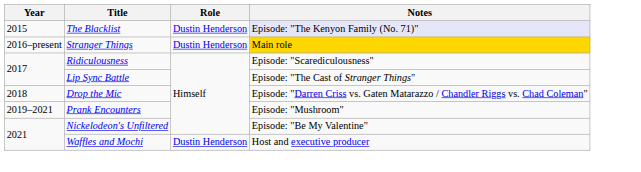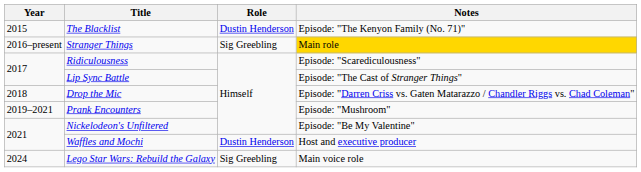(335, 28) lavender background -> (382, 28) no background
(210, 45) Dustin Henderson -> (248, 45) Sig Greebling
+ row: (141, 158)
